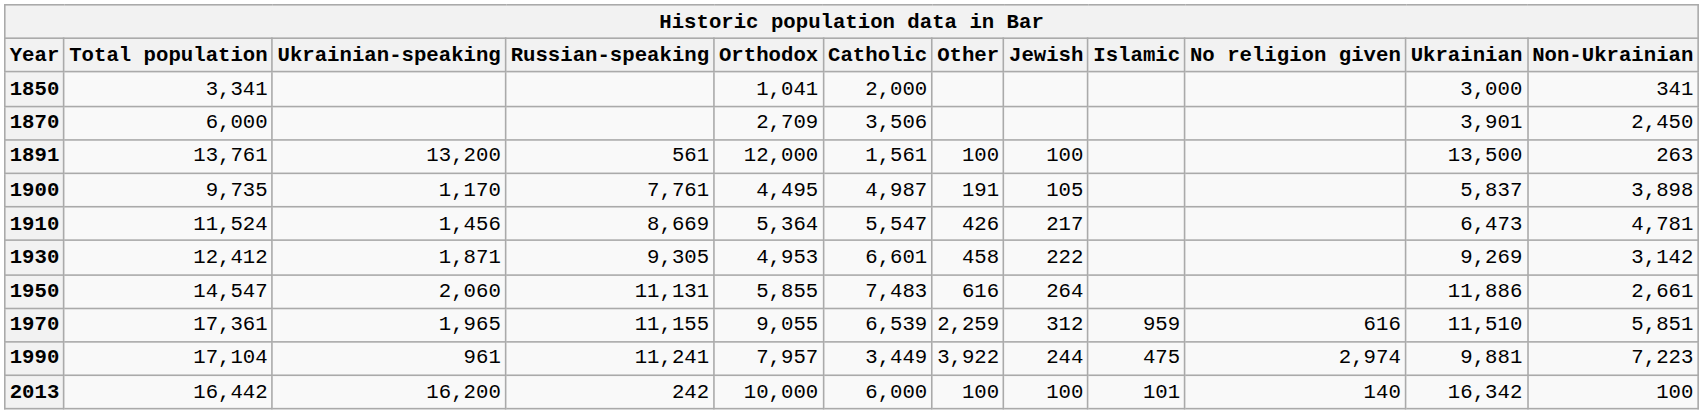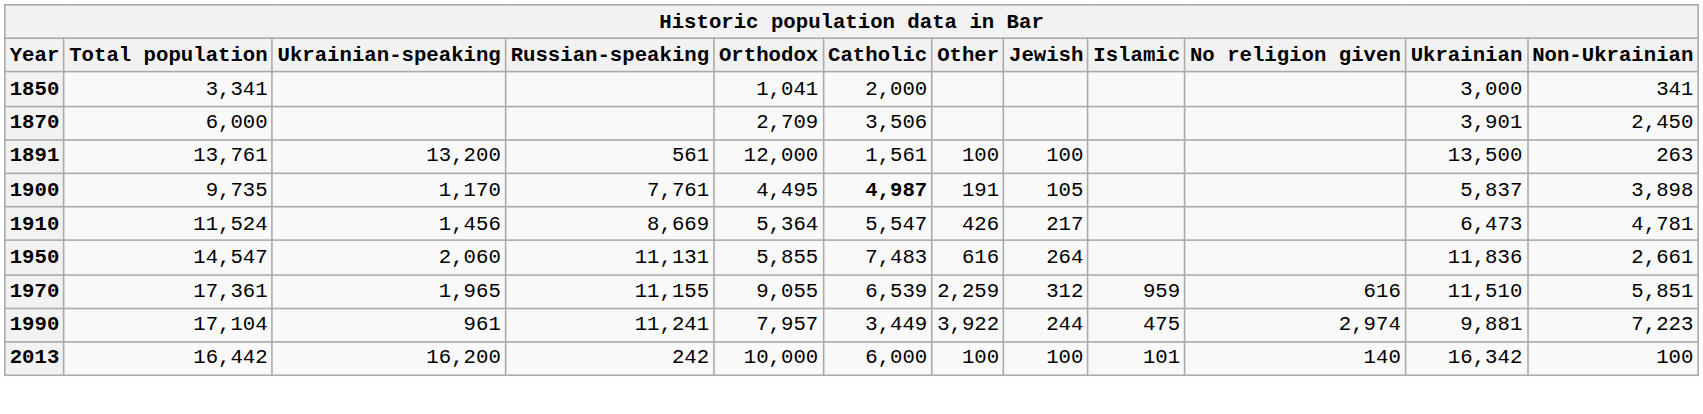(896, 190) normal -> (896, 190) bold
- row: (35, 257)
(1485, 291) 11,886 -> (1485, 257) 11,836
